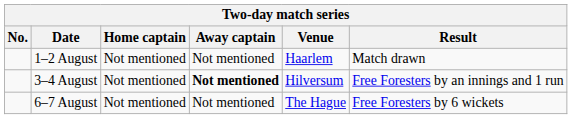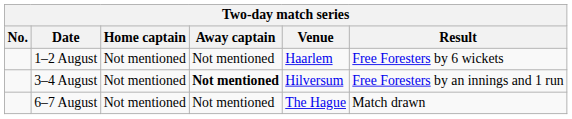(389, 59) Match drawn -> (428, 59) Free Foresters by 6 wickets
(428, 102) Free Foresters by 6 wickets -> (389, 102) Match drawn
